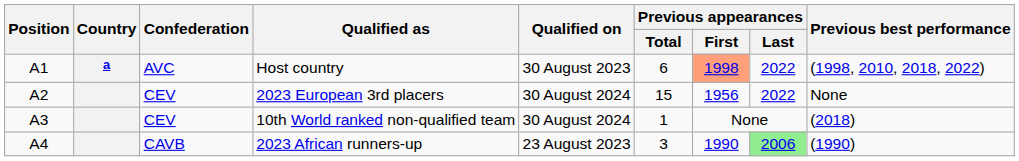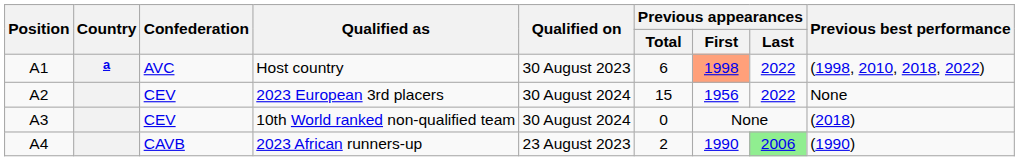(664, 120) 1 -> (664, 120) 0
(664, 144) 3 -> (664, 144) 2
